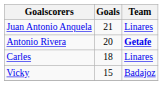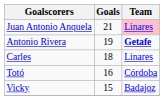(139, 27) no background -> (139, 27) pink background
(108, 42) 20 -> (108, 42) 19
+ row: (15, 73)
